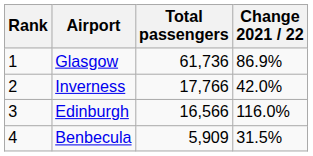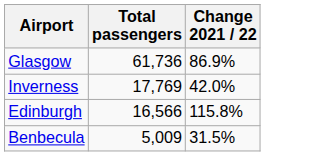- column: (28, 26)
(204, 86) 17,766 -> (157, 86) 17,769
(263, 112) 116.0% -> (216, 112) 115.8%
(209, 138) 5,909 -> (162, 138) 5,009
